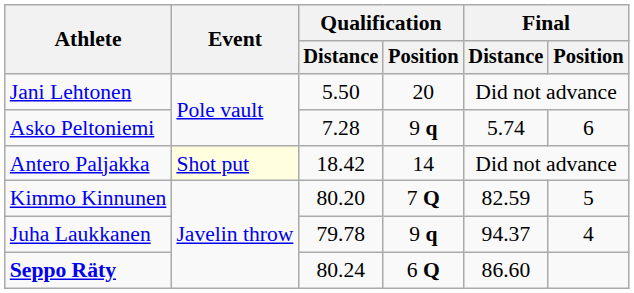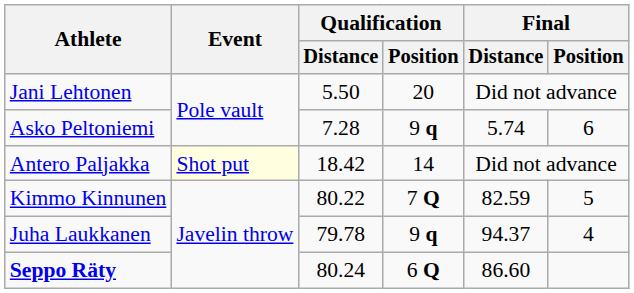(341, 198) 80.20 -> (341, 198) 80.22
